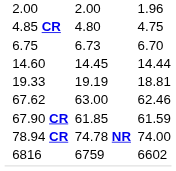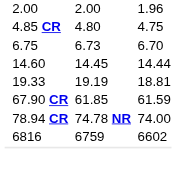- row: (29, 100)
